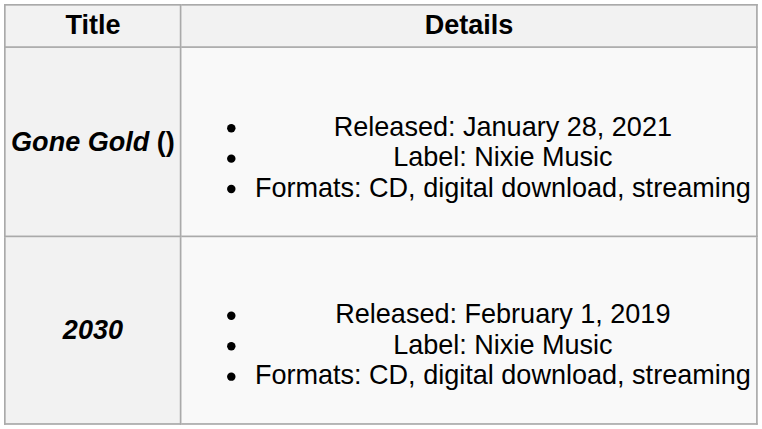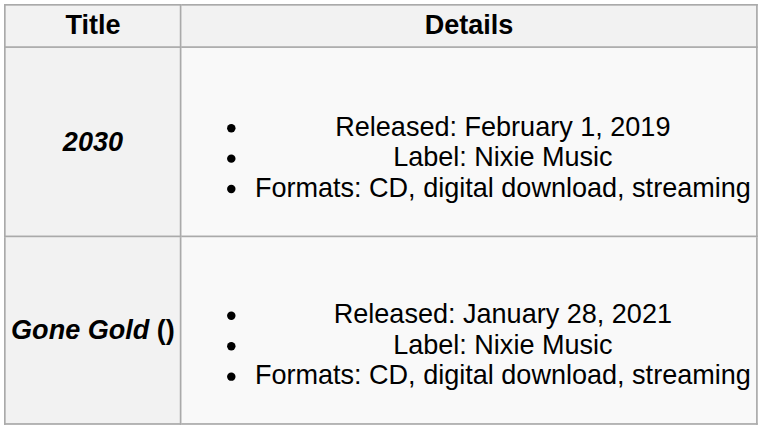rows swapped: (93, 329) <-> (93, 141)
